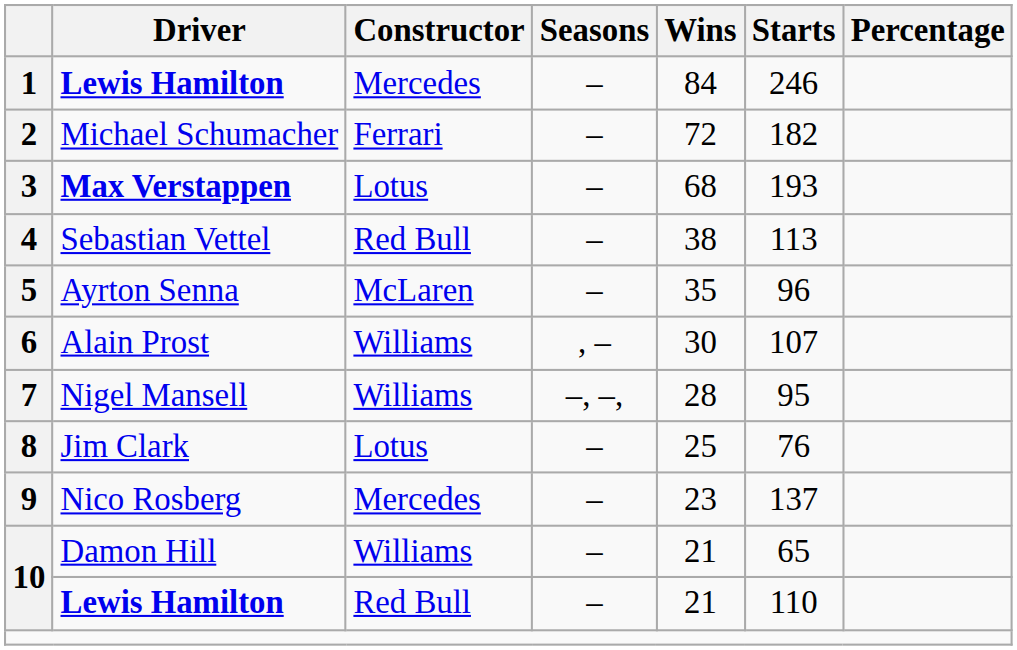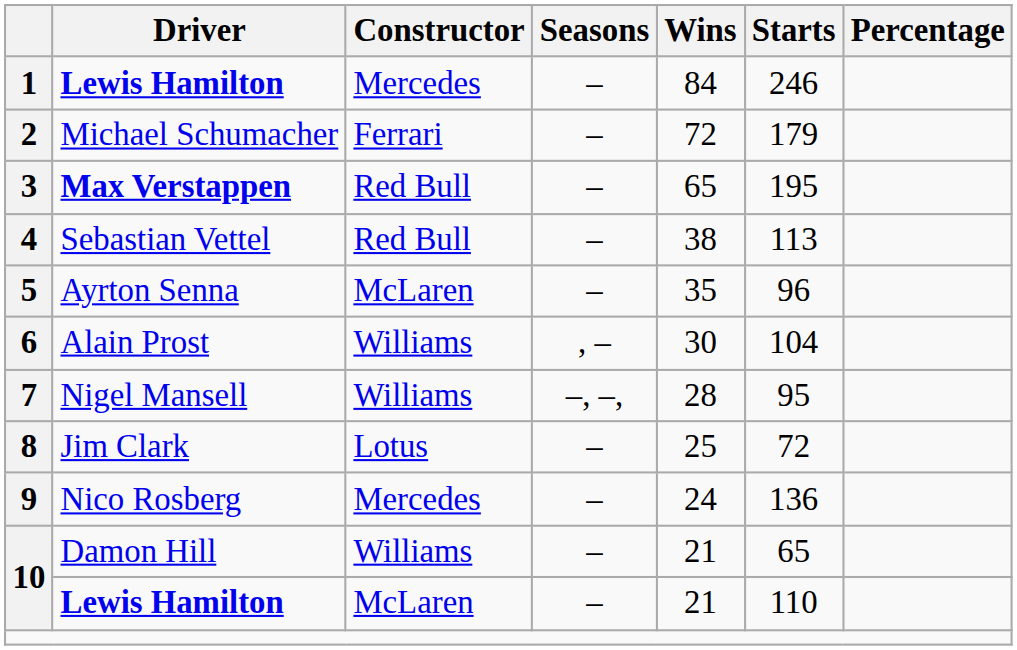(794, 134) 182 -> (794, 134) 179
(391, 186) Lotus -> (412, 186) Red Bull
(700, 186) 68 -> (700, 186) 65
(794, 186) 193 -> (794, 186) 195
(794, 342) 107 -> (794, 342) 104
(794, 446) 76 -> (794, 446) 72
(700, 498) 23 -> (700, 498) 24
(794, 498) 137 -> (794, 498) 136
(412, 602) Red Bull -> (414, 602) McLaren
